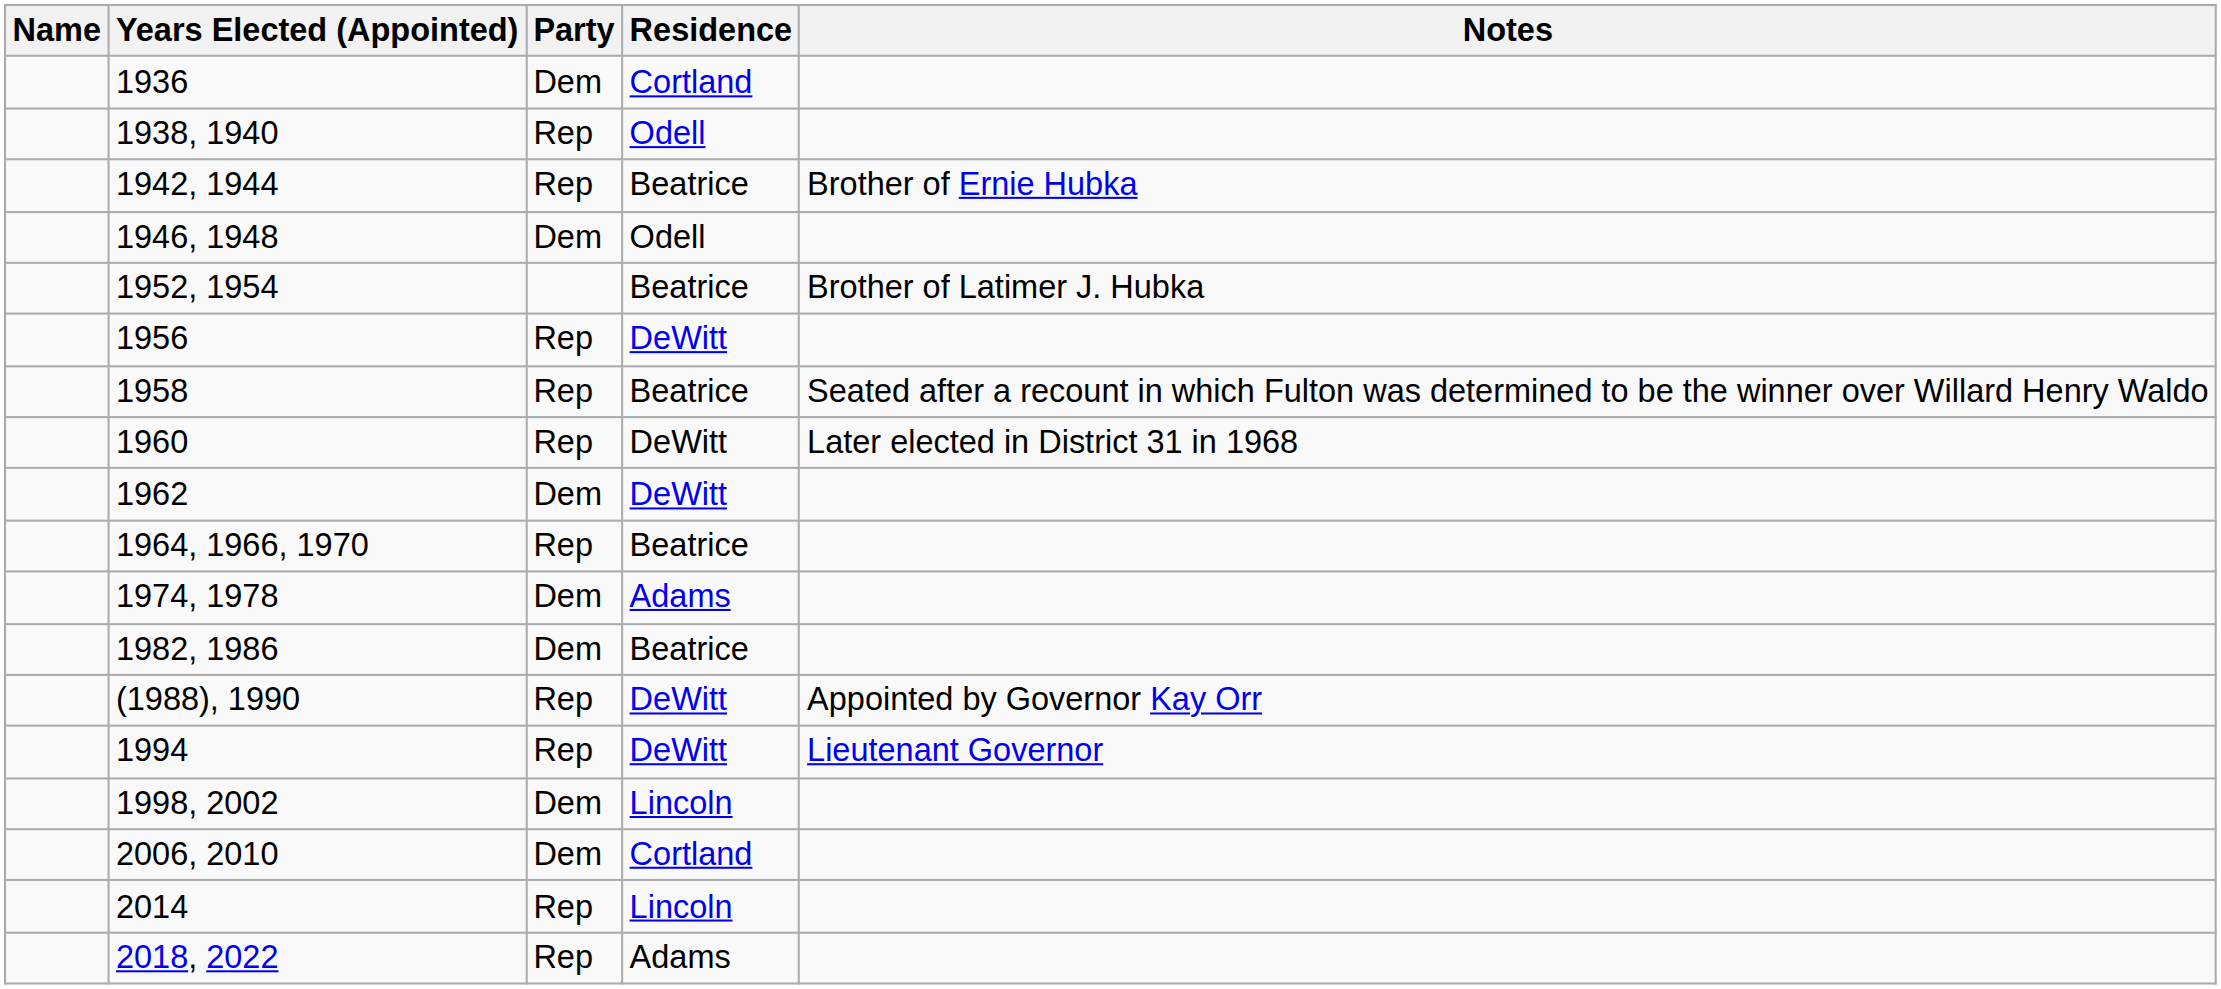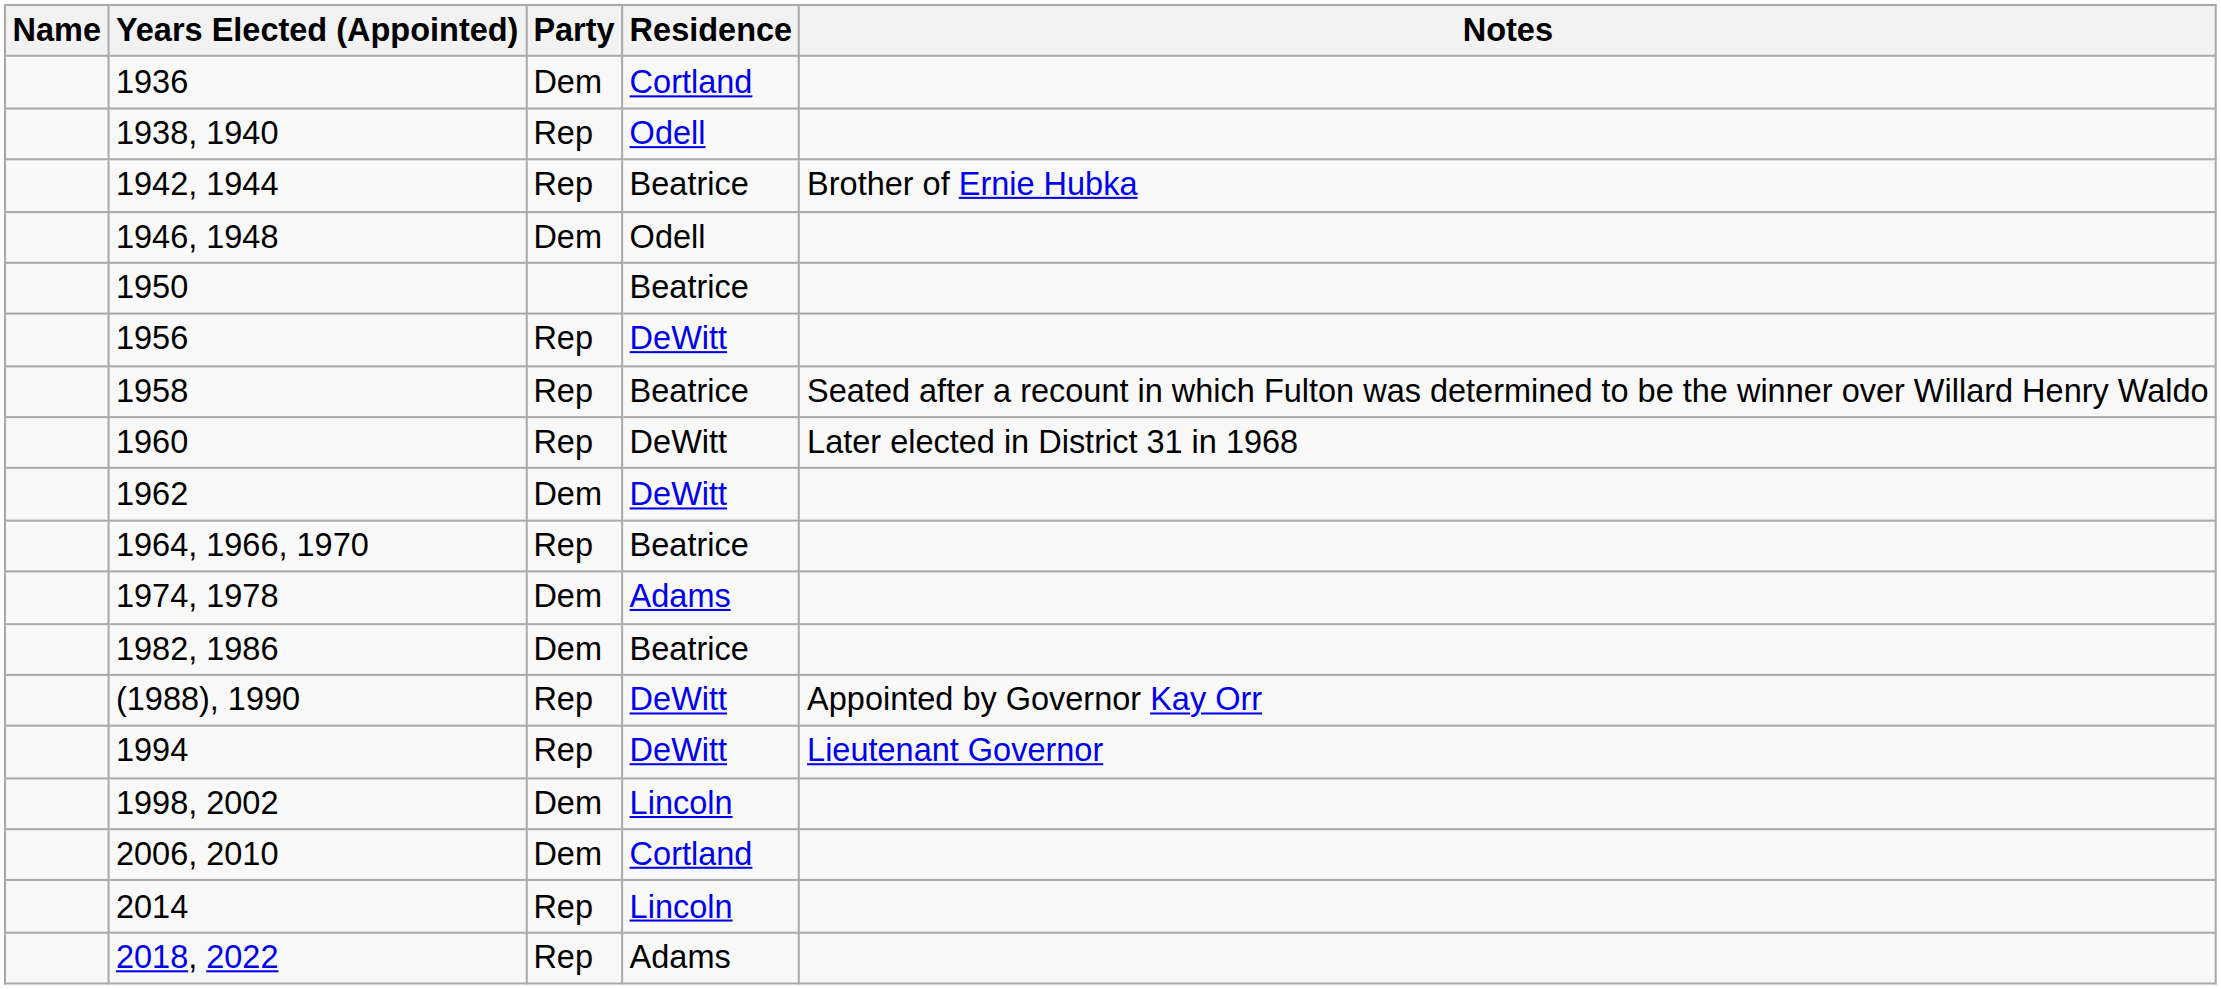+ row: (152, 287)
- row: (197, 287)
